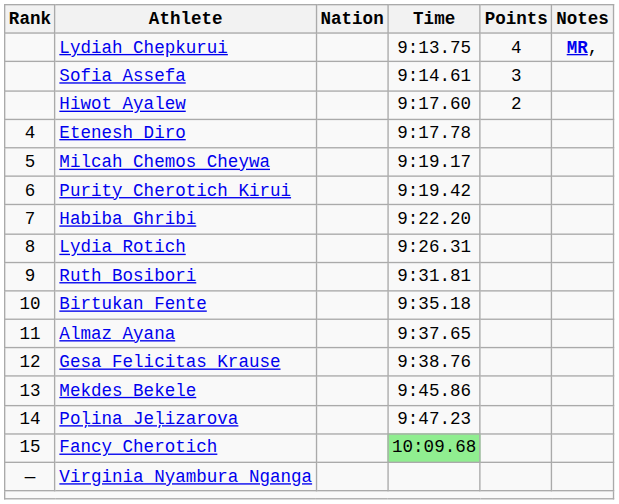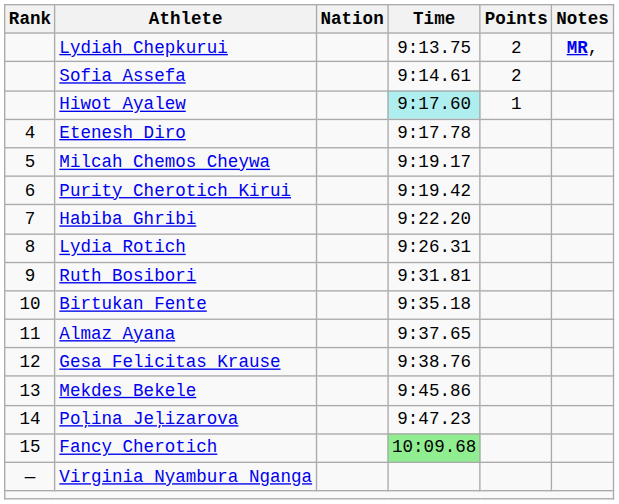(516, 48) 4 -> (516, 48) 2
(516, 76) 3 -> (516, 76) 2
(434, 105) no background -> (434, 105) paleturquoise background
(516, 105) 2 -> (516, 105) 1
